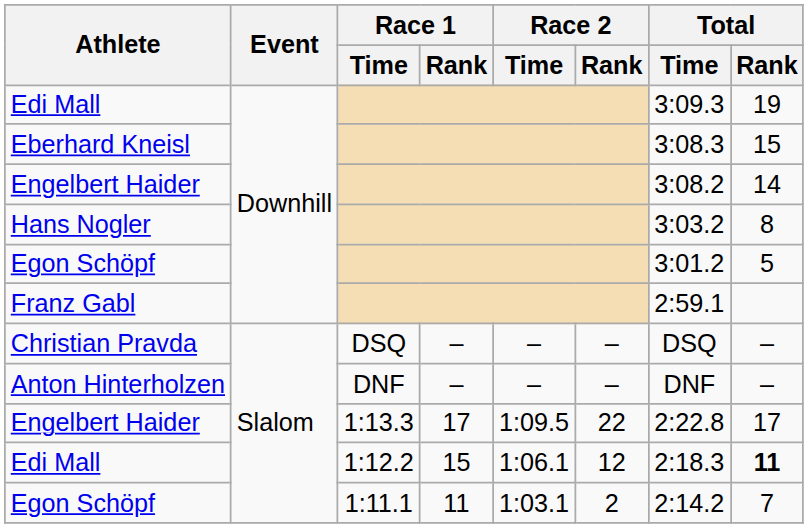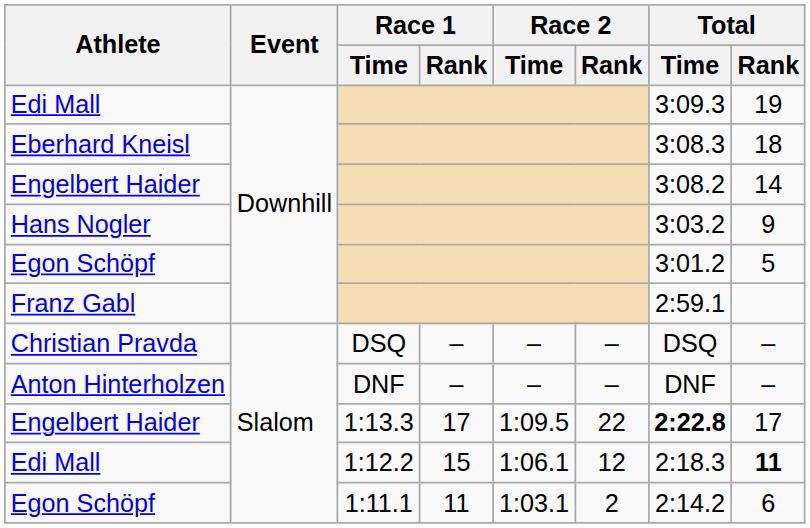(767, 145) 15 -> (768, 145) 18
(767, 224) 8 -> (768, 224) 9
(689, 423) normal -> (690, 423) bold
(767, 503) 7 -> (768, 503) 6
